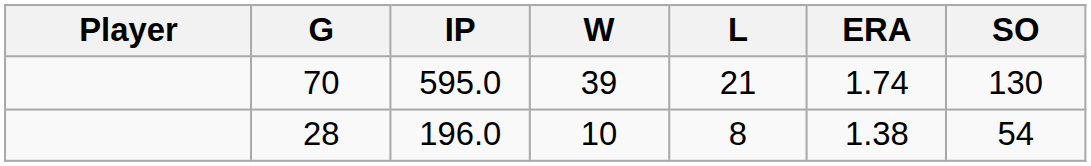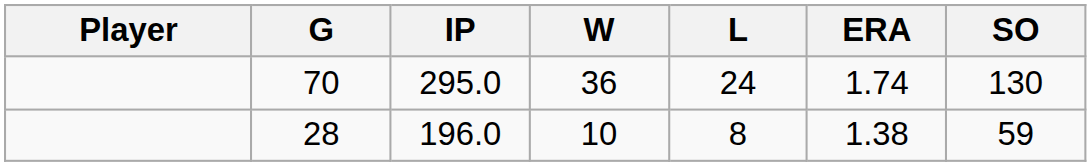(460, 82) 595.0 -> (460, 82) 295.0
(599, 82) 39 -> (599, 82) 36
(738, 82) 21 -> (738, 82) 24
(1016, 134) 54 -> (1016, 134) 59
